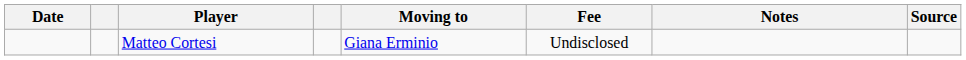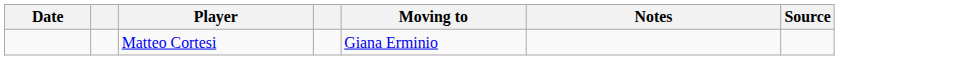- column: (589, 17)
